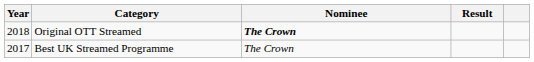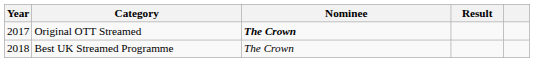(18, 31) 2018 -> (18, 31) 2017
(18, 48) 2017 -> (18, 48) 2018
